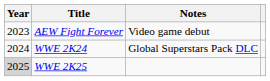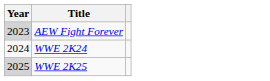- column: (193, 13)
(18, 31) no background -> (18, 31) lightgrey background
